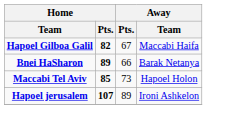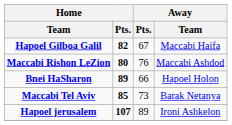+ row: (58, 63)
(169, 63) Barak Netanya -> (190, 79) Hapoel Holon
(169, 79) Hapoel Holon -> (190, 96) Barak Netanya
